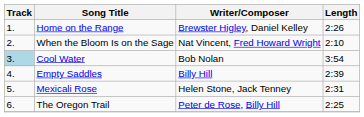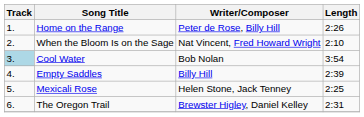(243, 28) Brewster Higley, Daniel Kelley -> (229, 28) Peter de Rose, Billy Hill
(335, 89) 2:31 -> (335, 89) 2:25
(229, 105) Peter de Rose, Billy Hill -> (243, 105) Brewster Higley, Daniel Kelley
(335, 105) 2:25 -> (335, 105) 2:31
